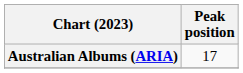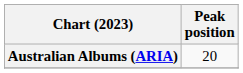(210, 56) 17 -> (210, 56) 20
